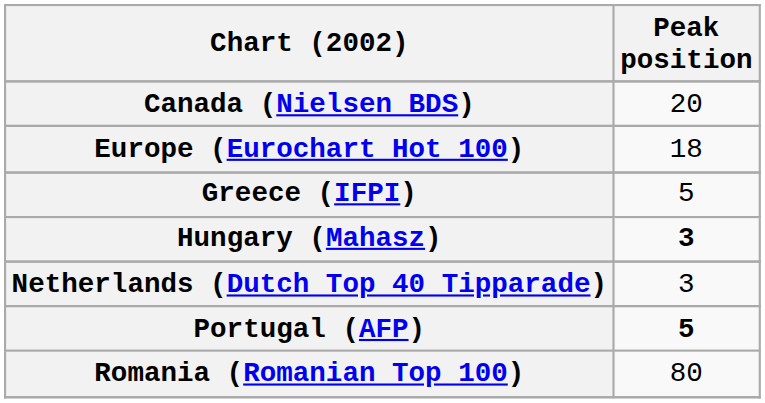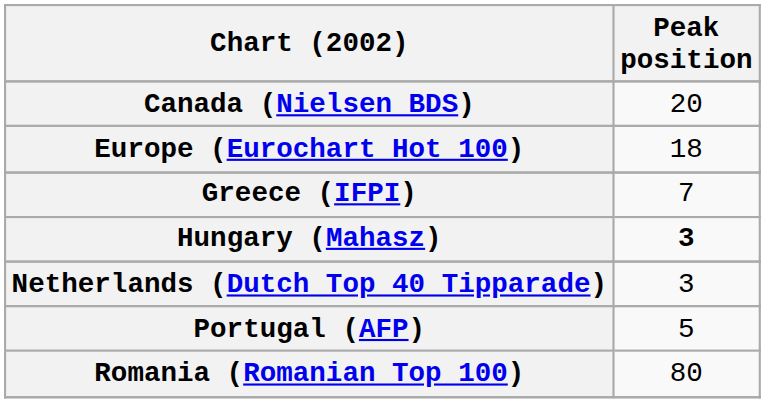(686, 194) 5 -> (686, 194) 7
(686, 329) bold -> (686, 329) normal
